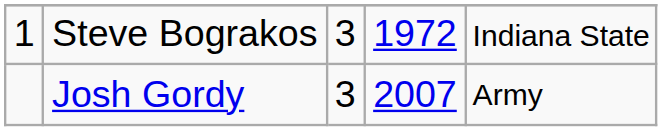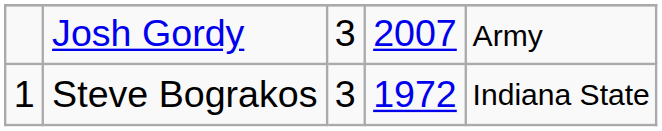rows swapped: (185, 34) <-> (148, 93)
